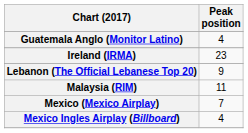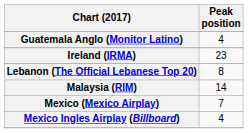(221, 71) 9 -> (221, 71) 8
(221, 87) 11 -> (221, 87) 14
